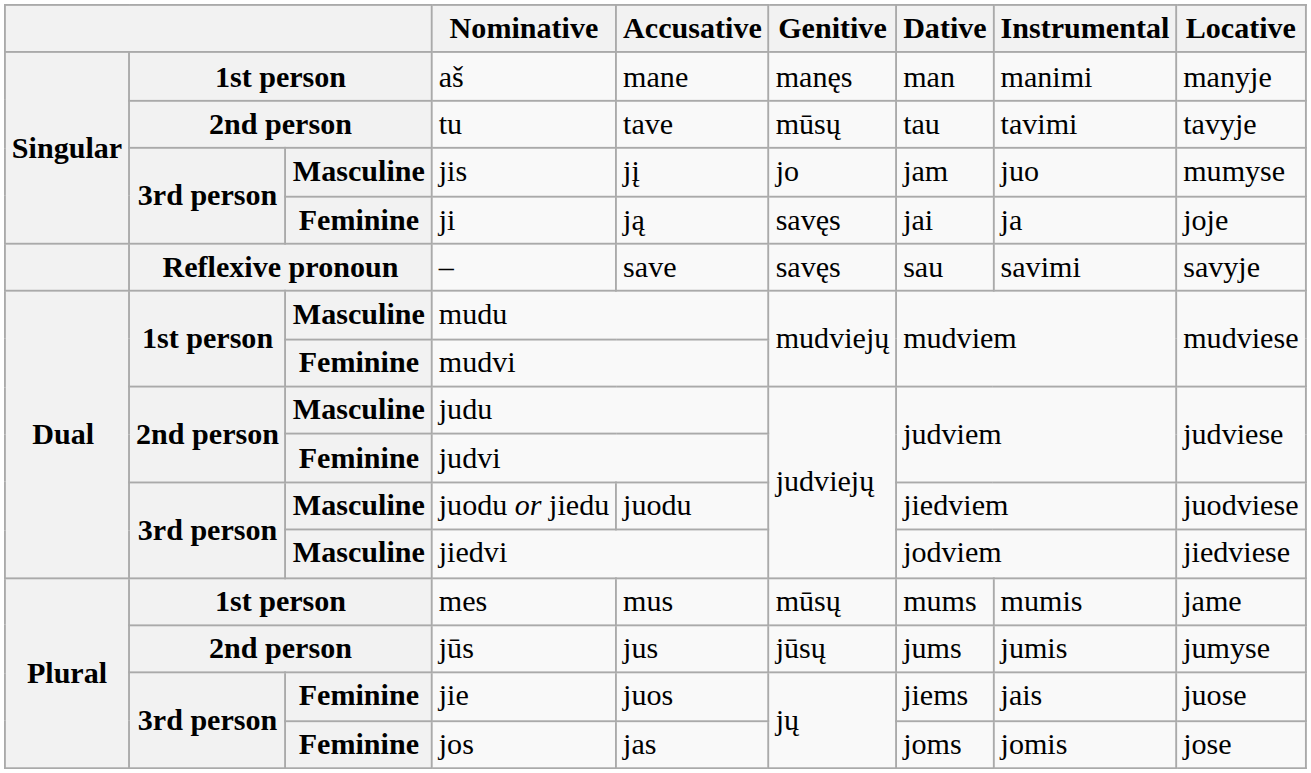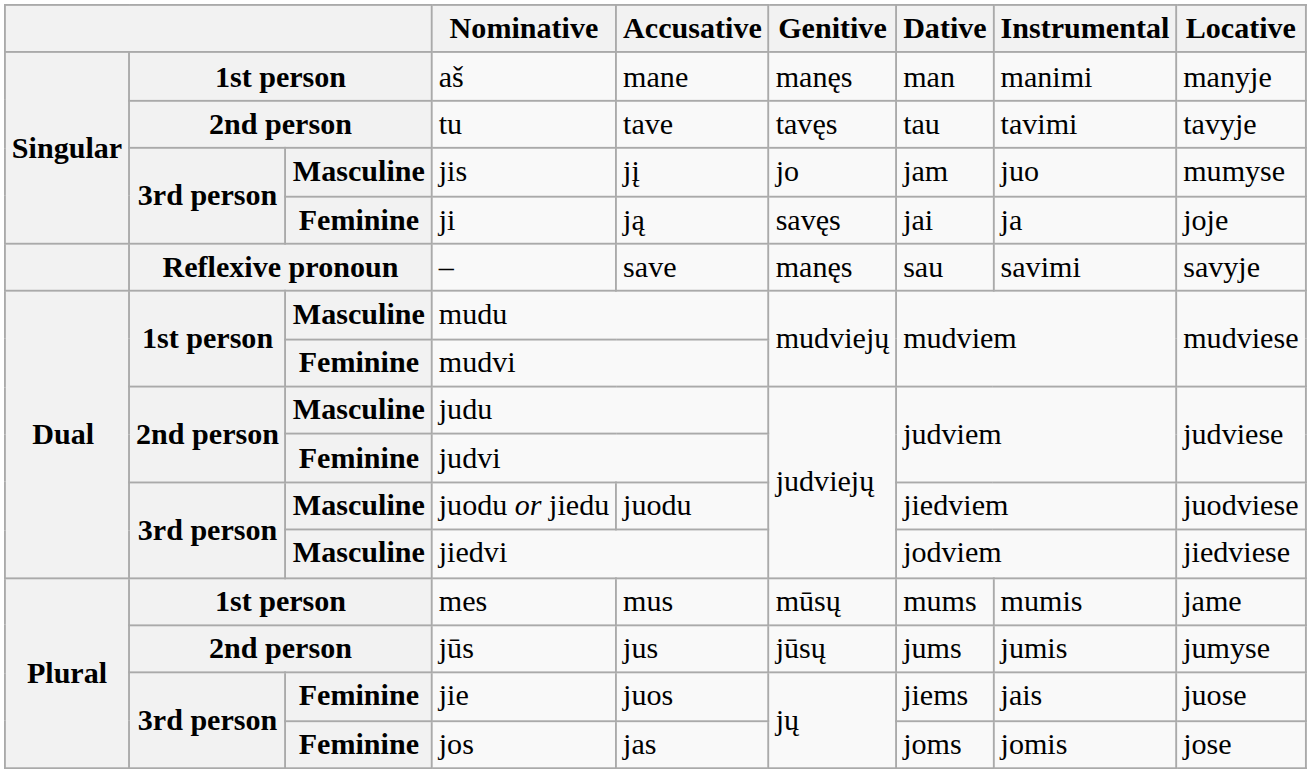(808, 123) mūsų -> (807, 123) tavęs
(808, 266) savęs -> (814, 266) manęs
